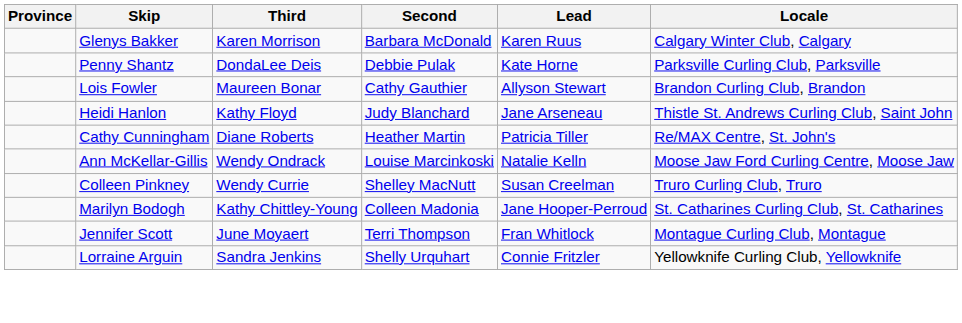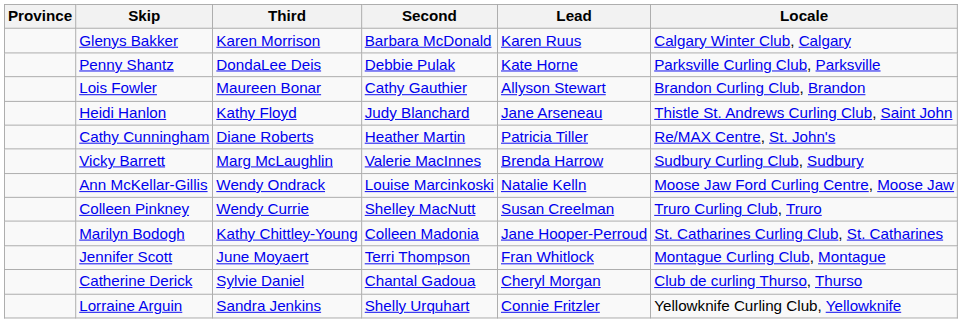+ row: (122, 161)
+ row: (136, 281)
